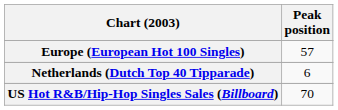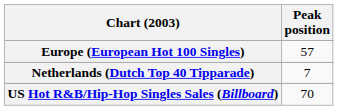(307, 72) 6 -> (307, 72) 7
